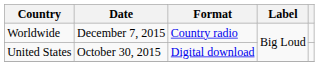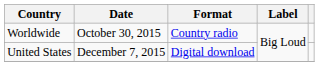(121, 33) December 7, 2015 -> (119, 33) October 30, 2015
(119, 52) October 30, 2015 -> (121, 52) December 7, 2015
